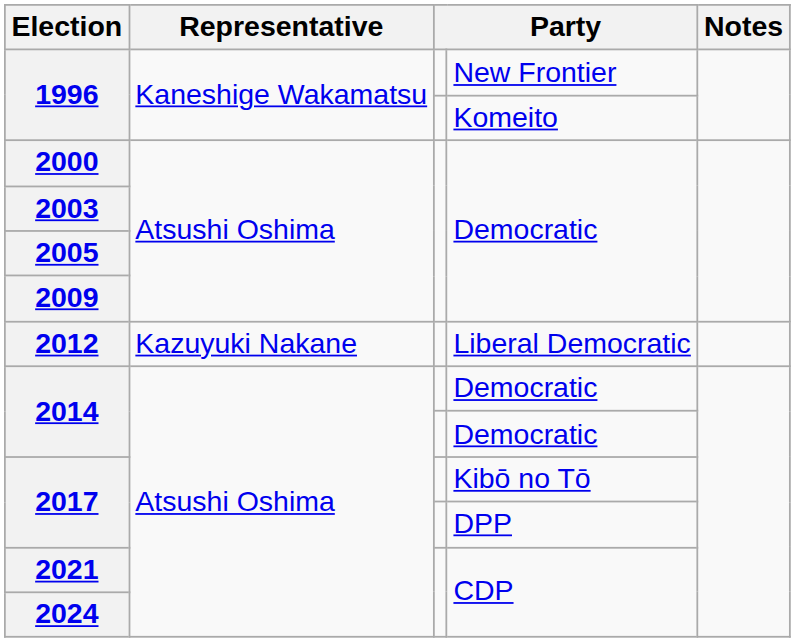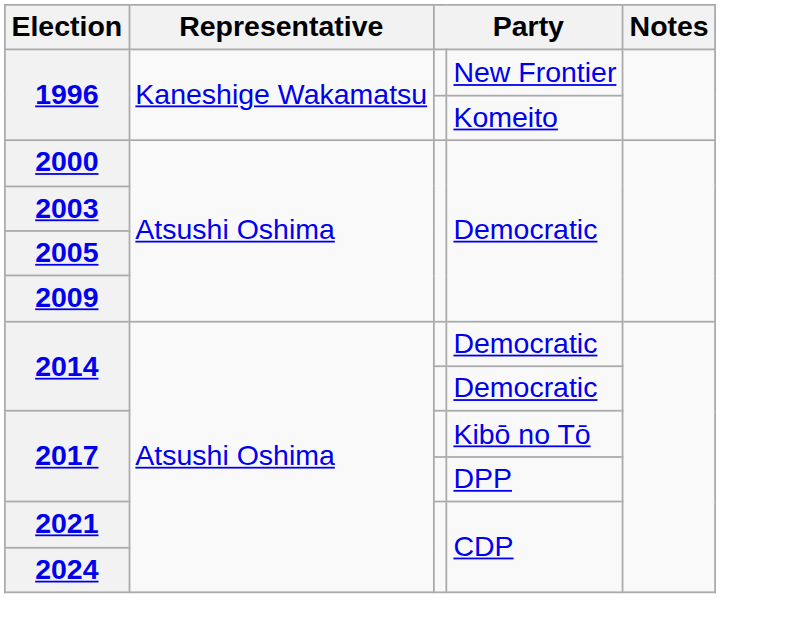- row: (67, 343)
